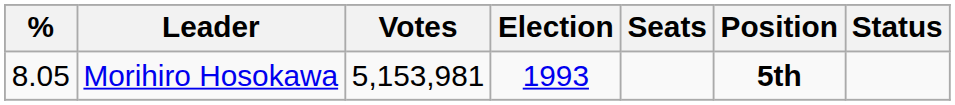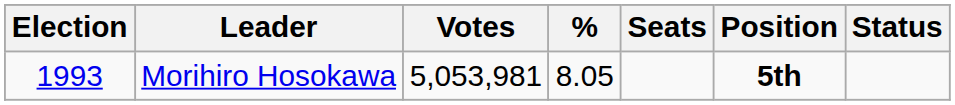columns swapped: (556, 28) <-> (41, 28)
(418, 75) 5,153,981 -> (476, 75) 5,053,981
